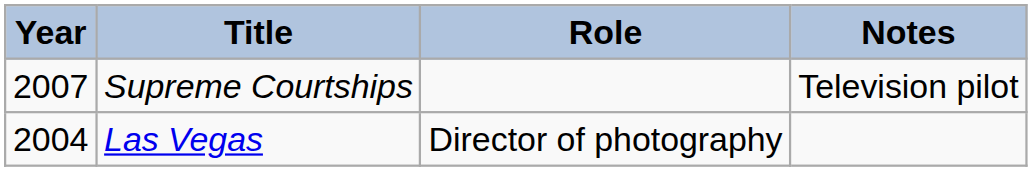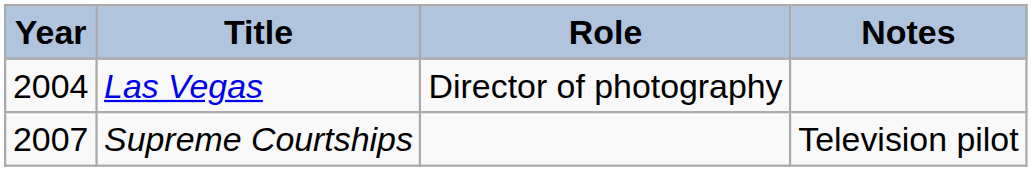rows swapped: (184, 139) <-> (258, 86)
